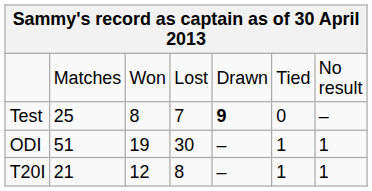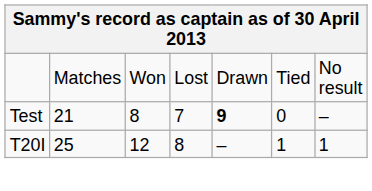(64, 116) 25 -> (64, 116) 21
- row: (26, 144)
(64, 172) 21 -> (64, 144) 25
